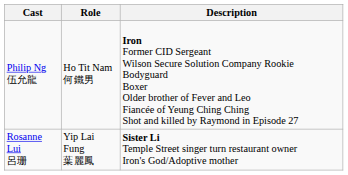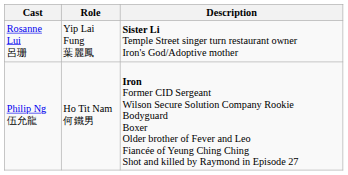rows swapped: (24, 149) <-> (26, 74)
